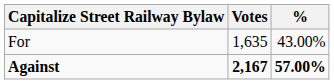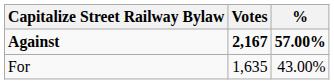rows swapped: (19, 41) <-> (34, 66)
